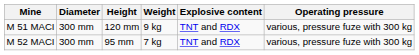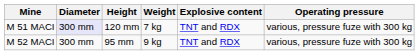(76, 27) no background -> (76, 27) lavender background
(153, 27) 9 kg -> (153, 27) 7 kg
(153, 42) 7 kg -> (153, 42) 9 kg
